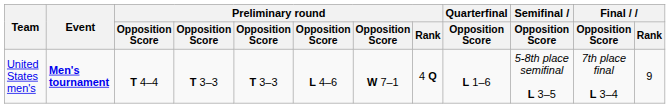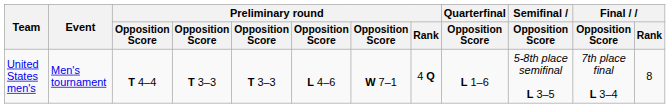(79, 77) bold -> (79, 77) normal
(649, 77) 9 -> (649, 77) 8
